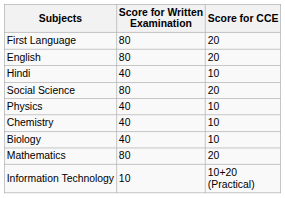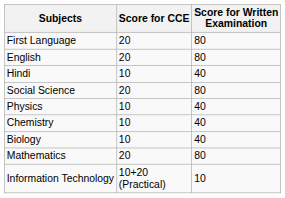columns swapped: (243, 18) <-> (161, 18)
